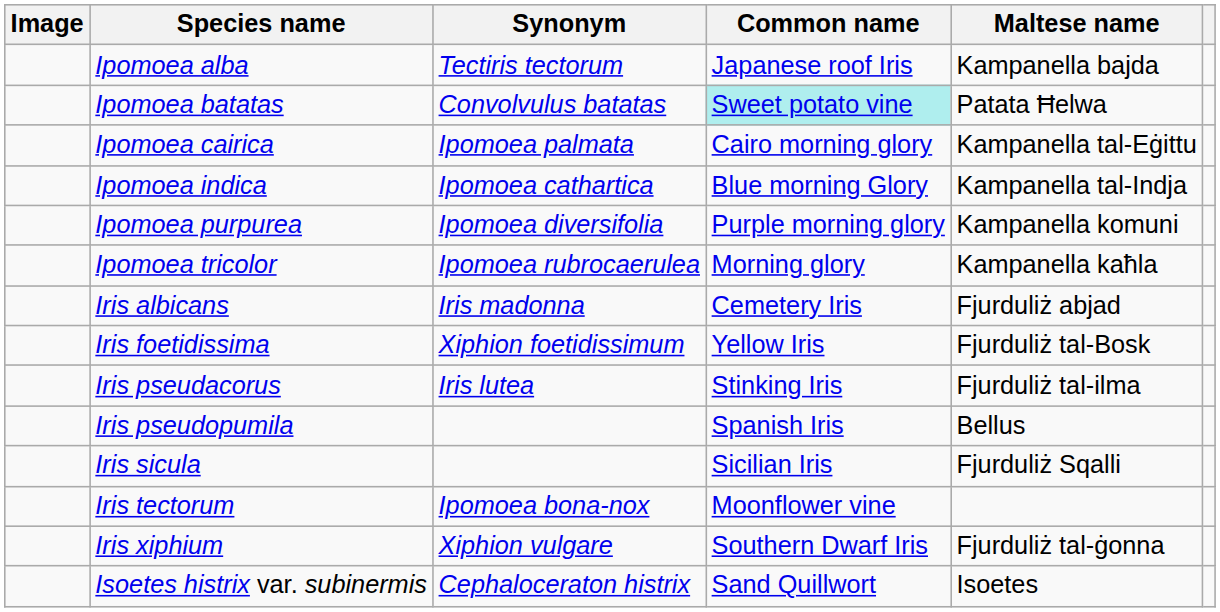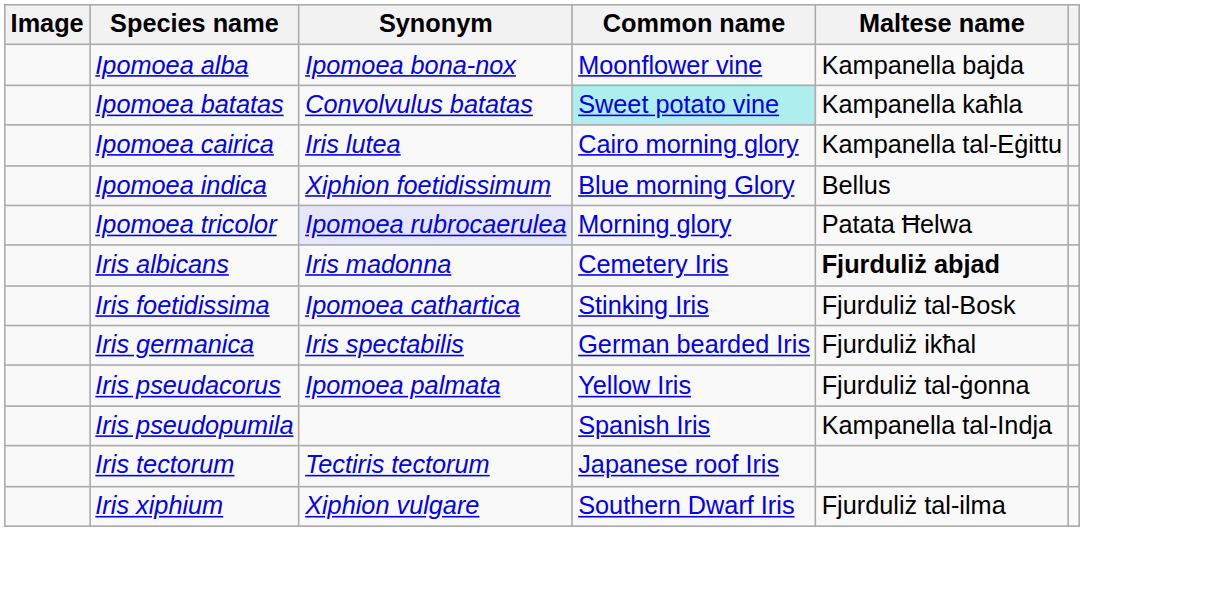(531, 64) Tectiris tectorum -> (411, 64) Ipomoea bona-nox
(812, 64) Japanese roof Iris -> (670, 64) Moonflower vine
(1032, 104) Patata Ħelwa -> (922, 104) Kampanella kaħla
(536, 144) Ipomoea palmata -> (353, 144) Iris lutea
(546, 184) Ipomoea cathartica -> (428, 184) Xiphion foetidissimum
(1072, 184) Kampanella tal-Indja -> (856, 184) Bellus
- row: (199, 225)
(569, 265) no background -> (436, 225) lavender background
(1057, 265) Kampanella kaħla -> (897, 225) Patata Ħelwa
(1039, 305) normal -> (911, 265) bold
(562, 345) Xiphion foetidissimum -> (413, 305) Ipomoea cathartica
(768, 345) Yellow Iris -> (644, 305) Stinking Iris
+ row: (175, 345)
(486, 385) Iris lutea -> (403, 385) Ipomoea palmata
(777, 385) Stinking Iris -> (635, 385) Yellow Iris
(1049, 385) Fjurduliż tal-ilma -> (926, 385) Fjurduliż tal-ġonna
(991, 425) Bellus -> (937, 425) Kampanella tal-Indja
- row: (148, 465)
(544, 505) Ipomoea bona-nox -> (397, 465) Tectiris tectorum
(804, 505) Moonflower vine -> (679, 465) Japanese roof Iris
(1061, 545) Fjurduliż tal-ġonna -> (914, 505) Fjurduliż tal-ilma
- row: (261, 585)
